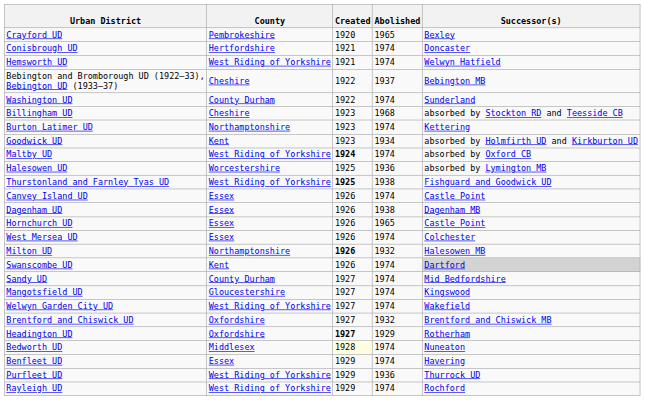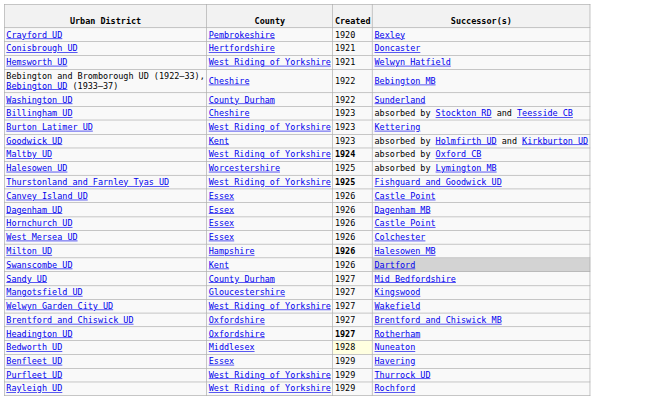- column: (397, 21)
(249, 127) Northamptonshire -> (270, 127) West Riding of Yorkshire
(249, 251) Northamptonshire -> (232, 251) Hampshire
